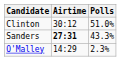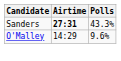- row: (23, 24)
(100, 50) 2.3% -> (100, 37) 9.6%
